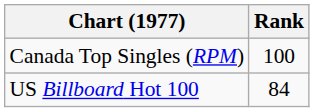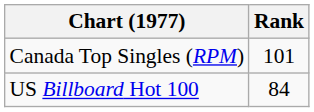(279, 55) 100 -> (279, 55) 101
